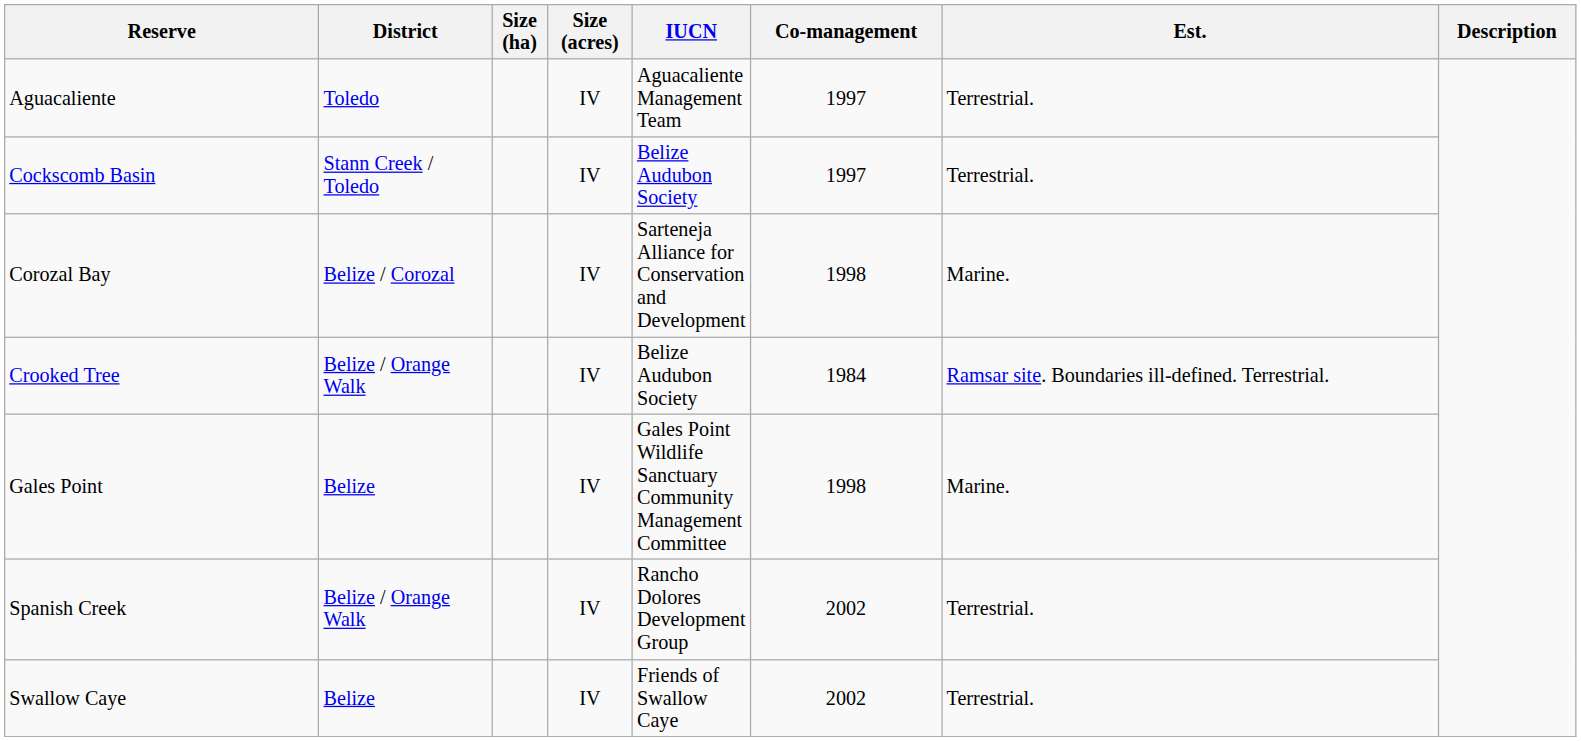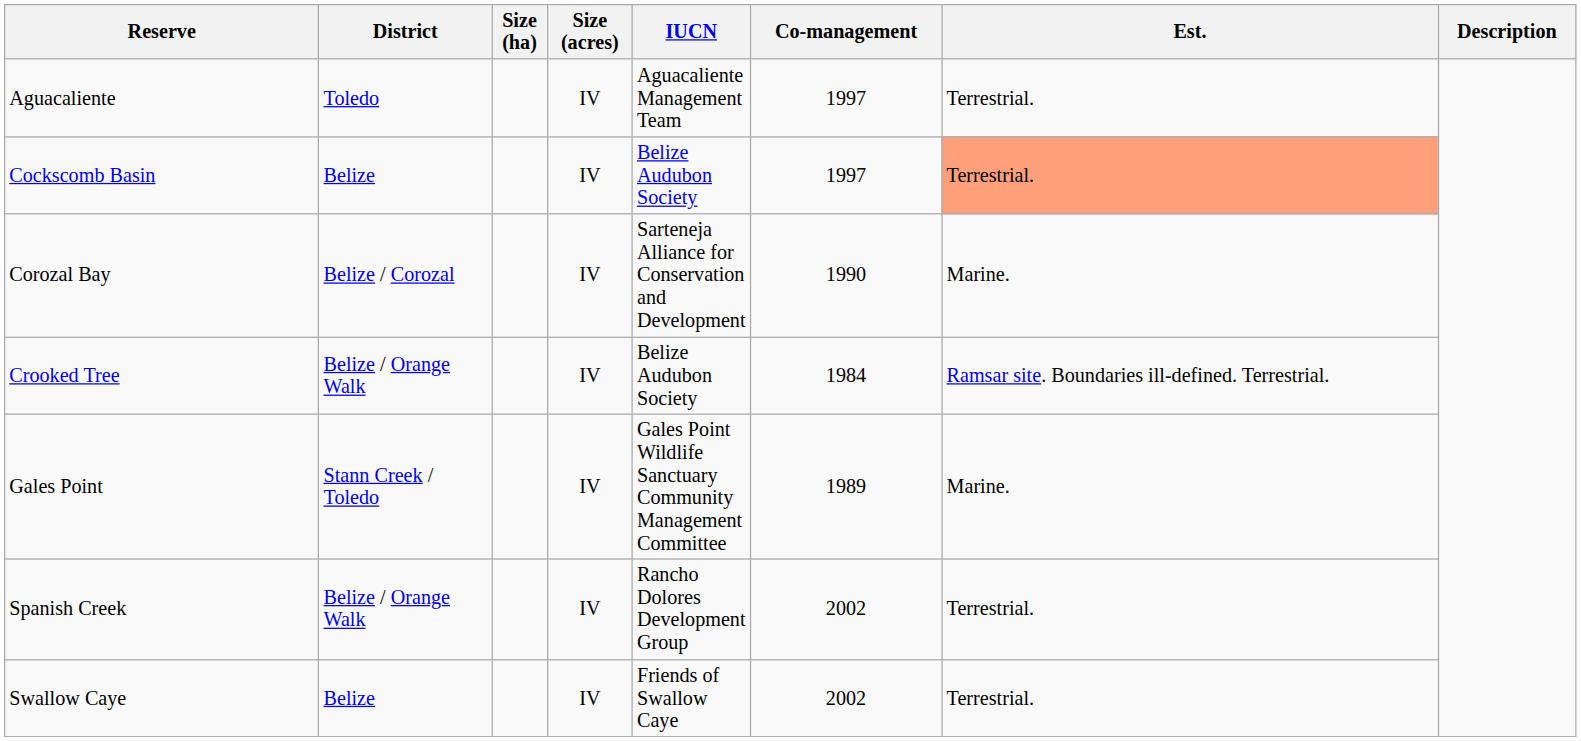(378, 175) Stann Creek / Toledo -> (349, 175) Belize
(990, 175) no background -> (990, 175) lightsalmon background
(846, 275) 1998 -> (846, 275) 1990
(349, 486) Belize -> (378, 486) Stann Creek / Toledo
(846, 486) 1998 -> (846, 486) 1989
